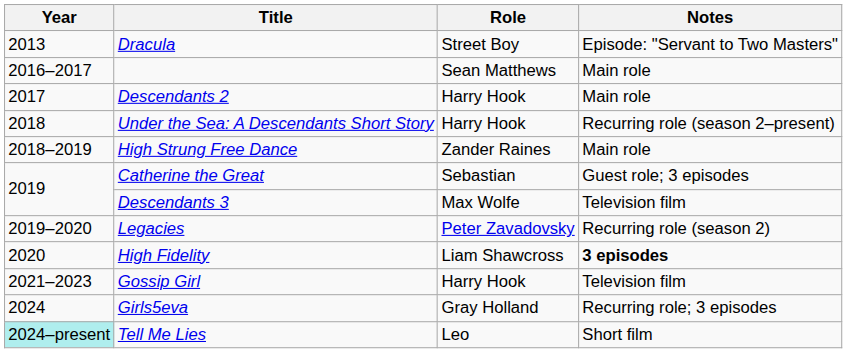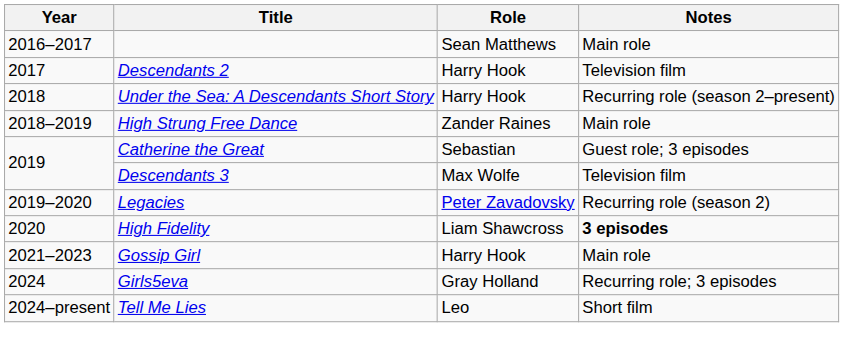- row: (146, 44)
(617, 96) Main role -> (634, 70) Television film
(634, 281) Television film -> (617, 255) Main role
(59, 334) paleturquoise background -> (59, 307) no background
